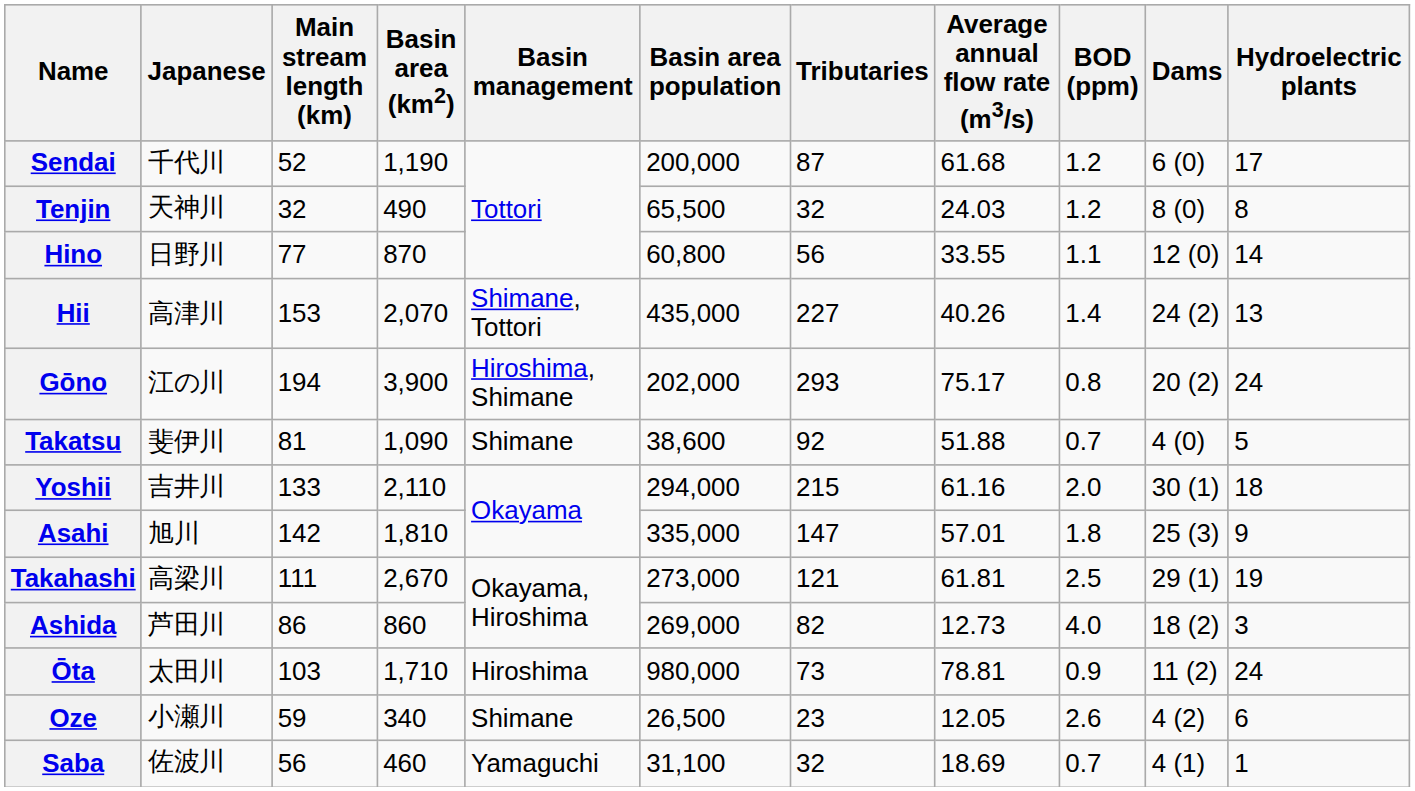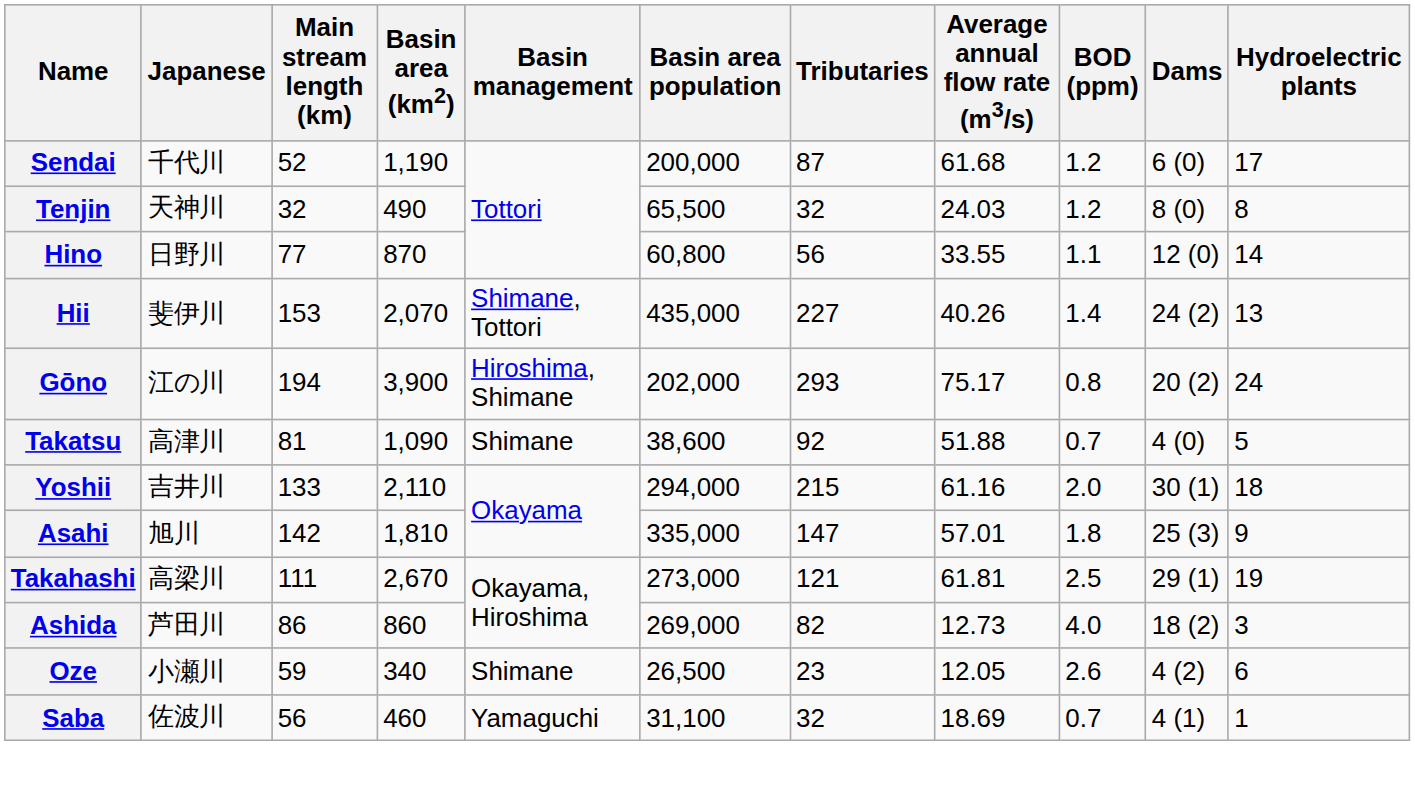(186, 312) 高津川 -> (186, 312) 斐伊川
(186, 440) 斐伊川 -> (186, 440) 高津川
- row: (73, 671)
